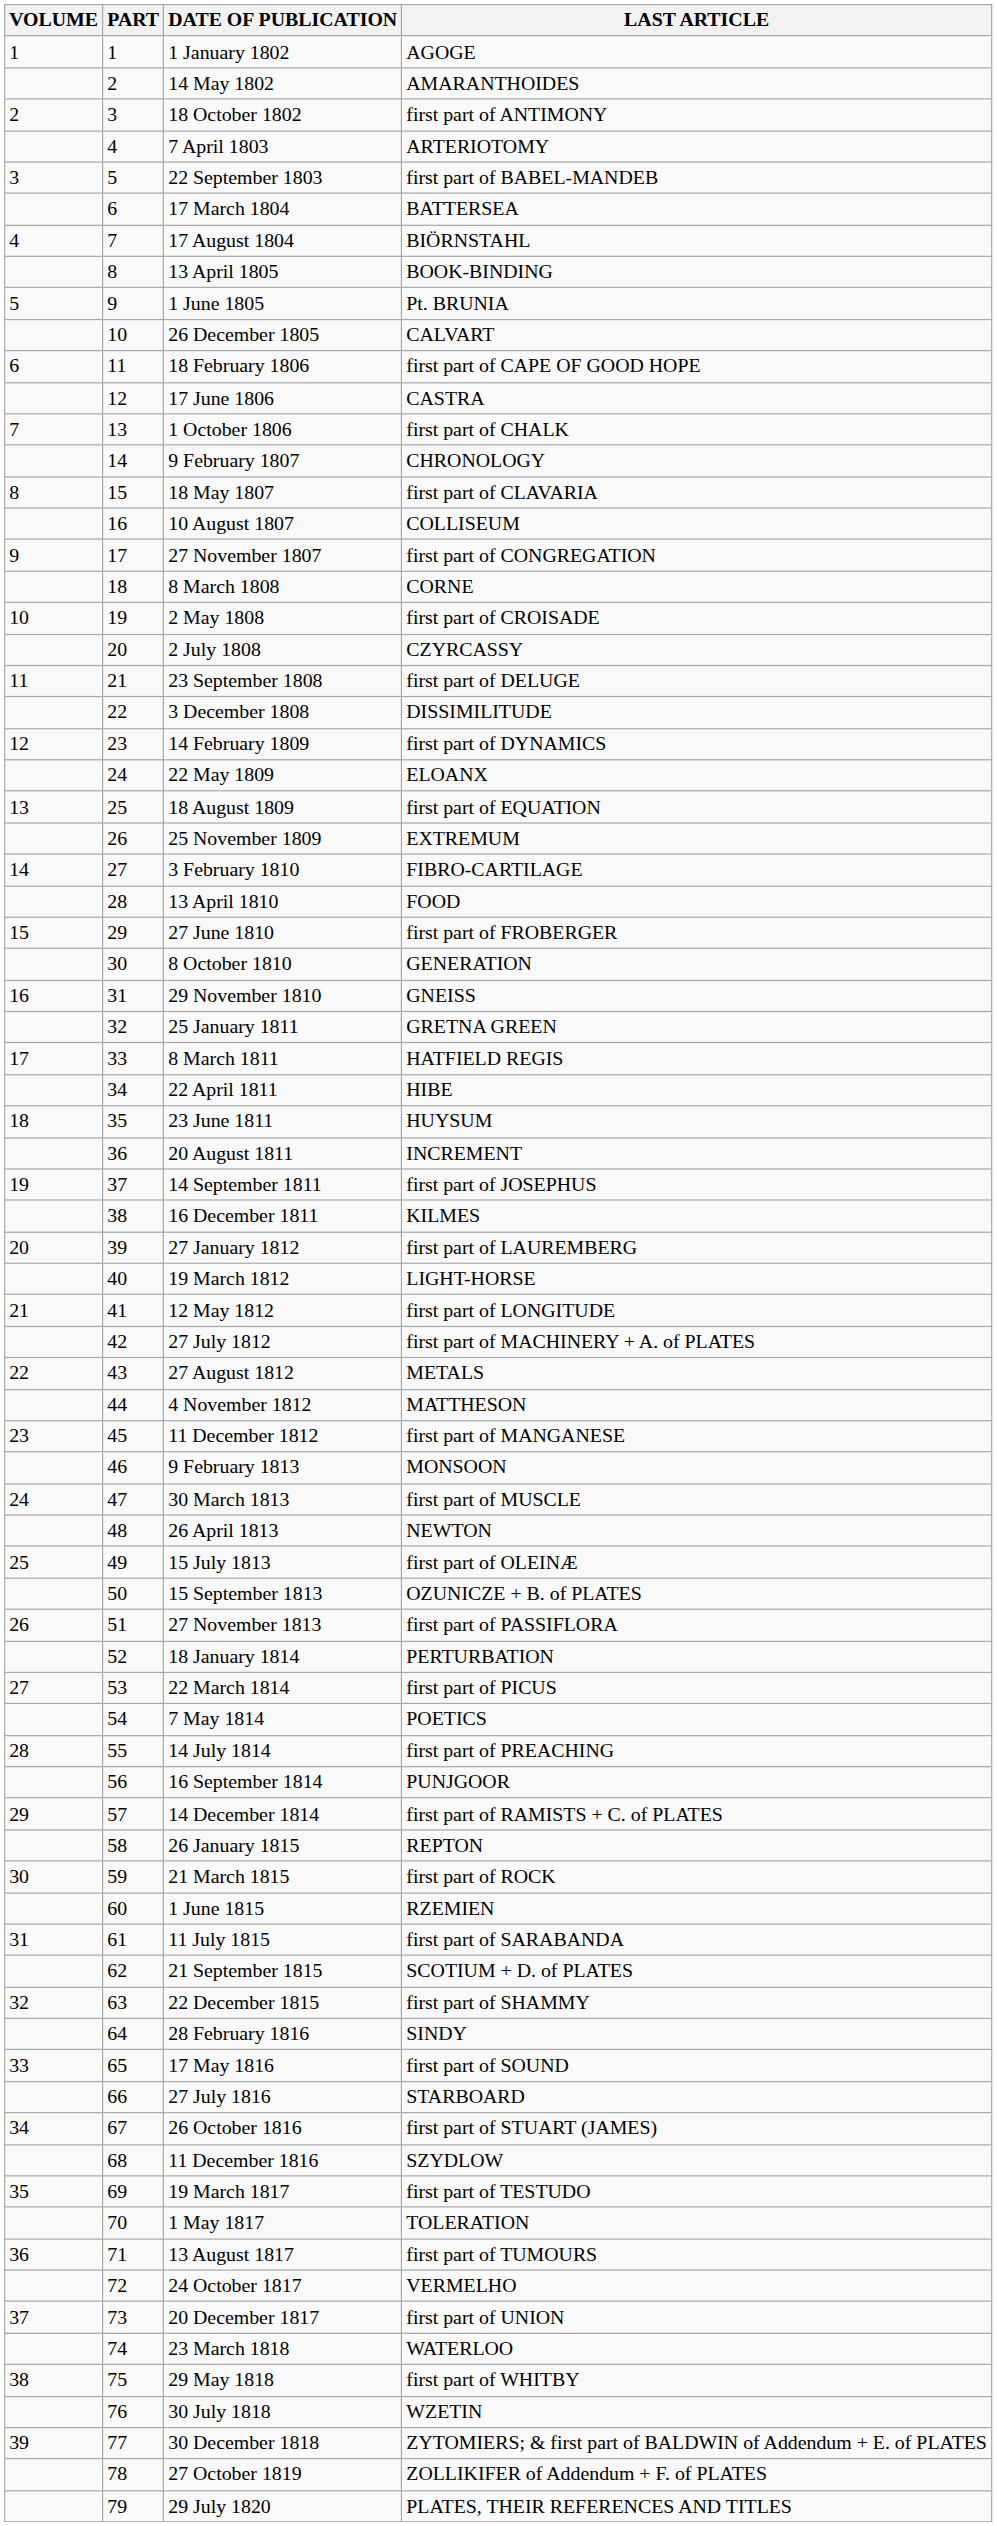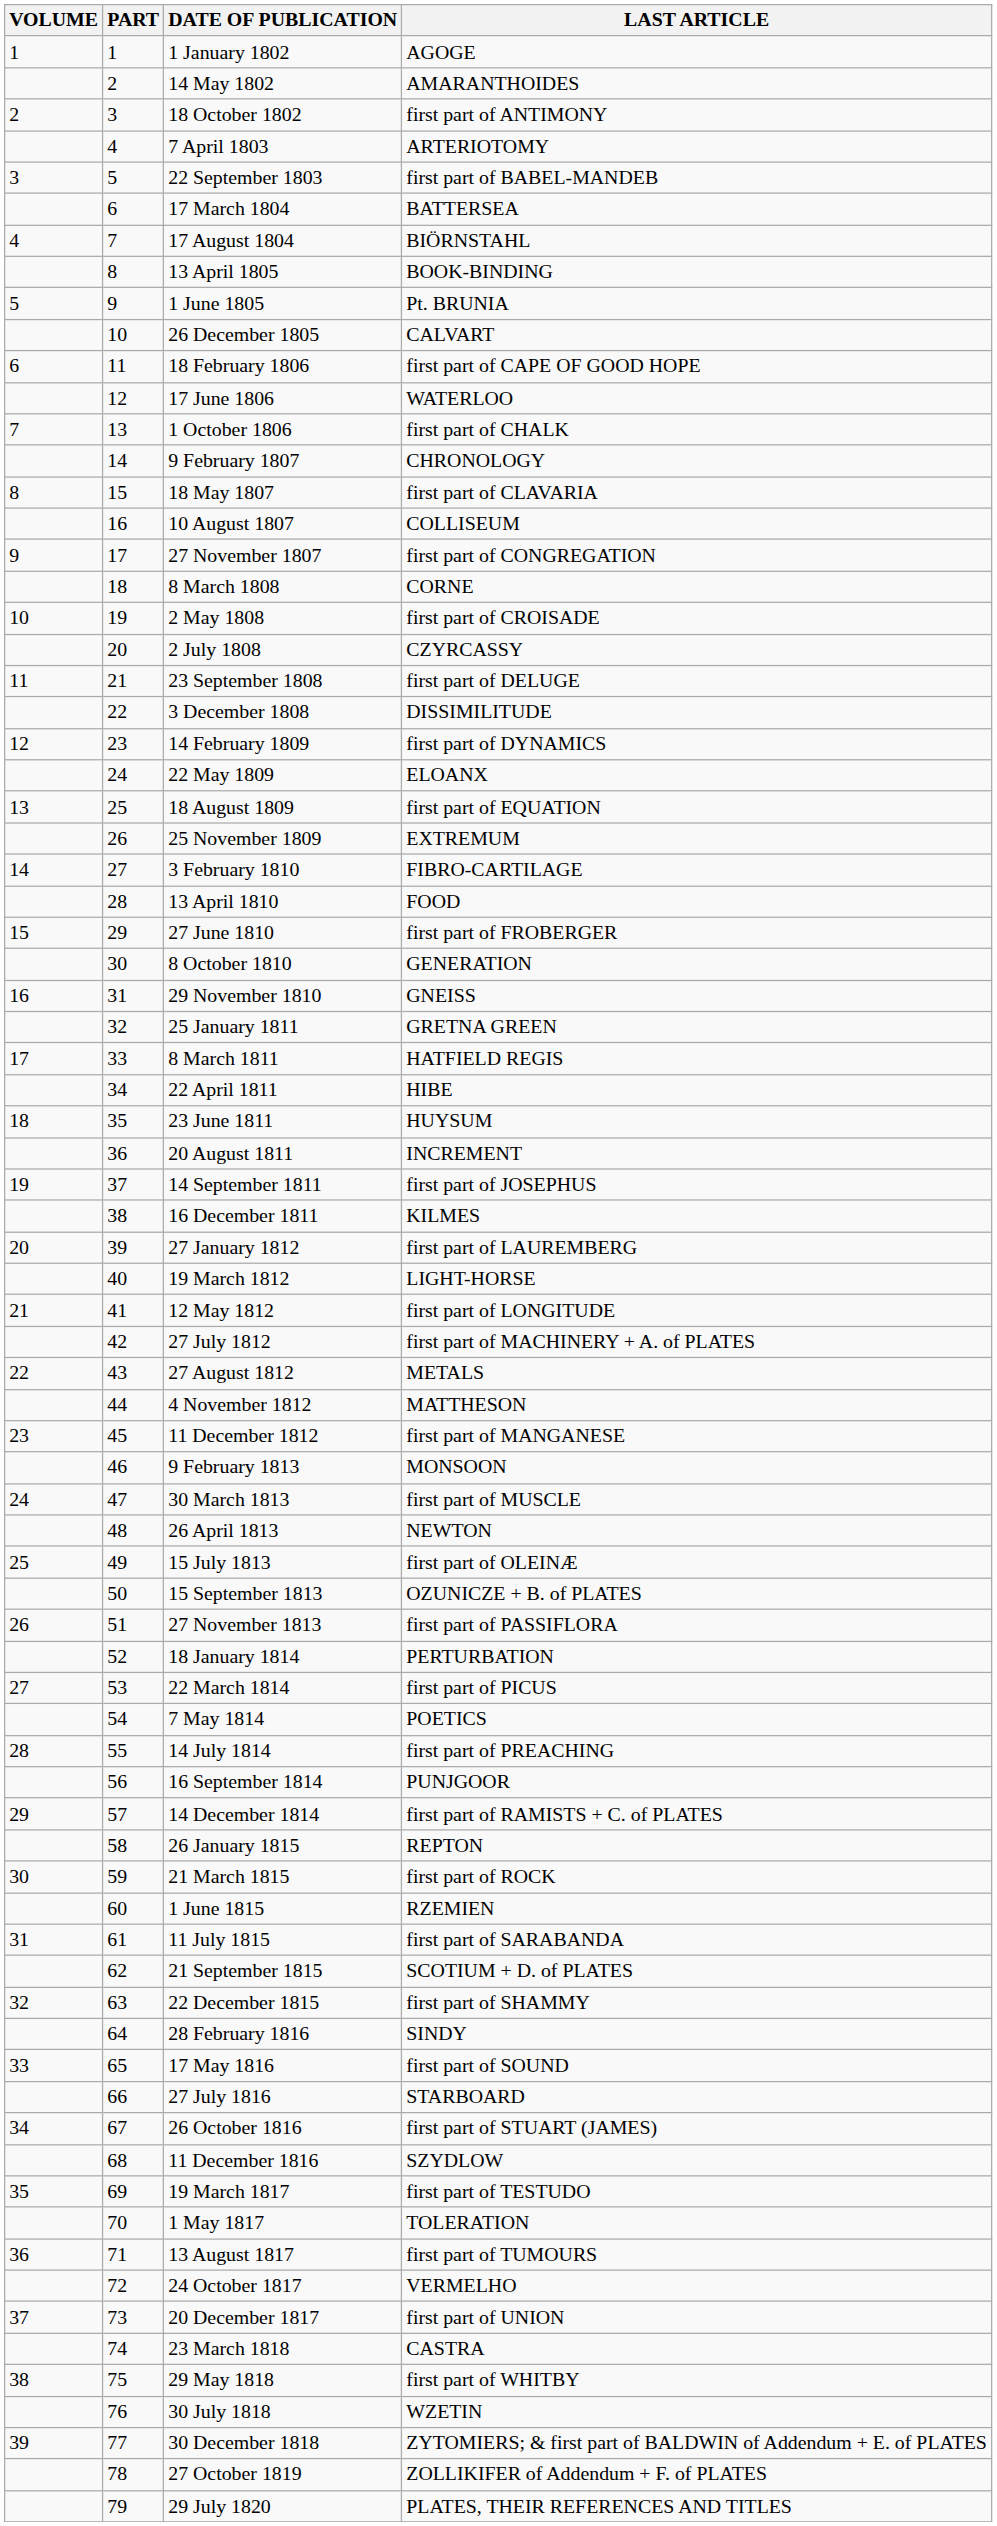(445, 397) CASTRA -> (460, 397) WATERLOO
(460, 2348) WATERLOO -> (445, 2348) CASTRA
